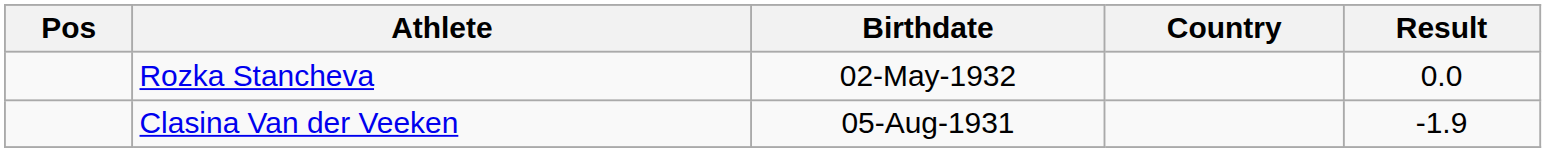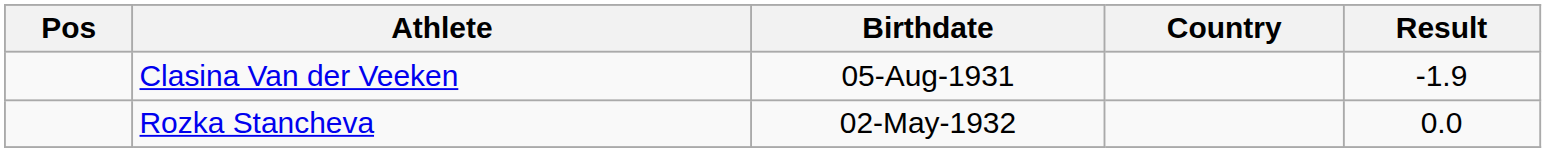rows swapped: (257, 75) <-> (299, 123)
